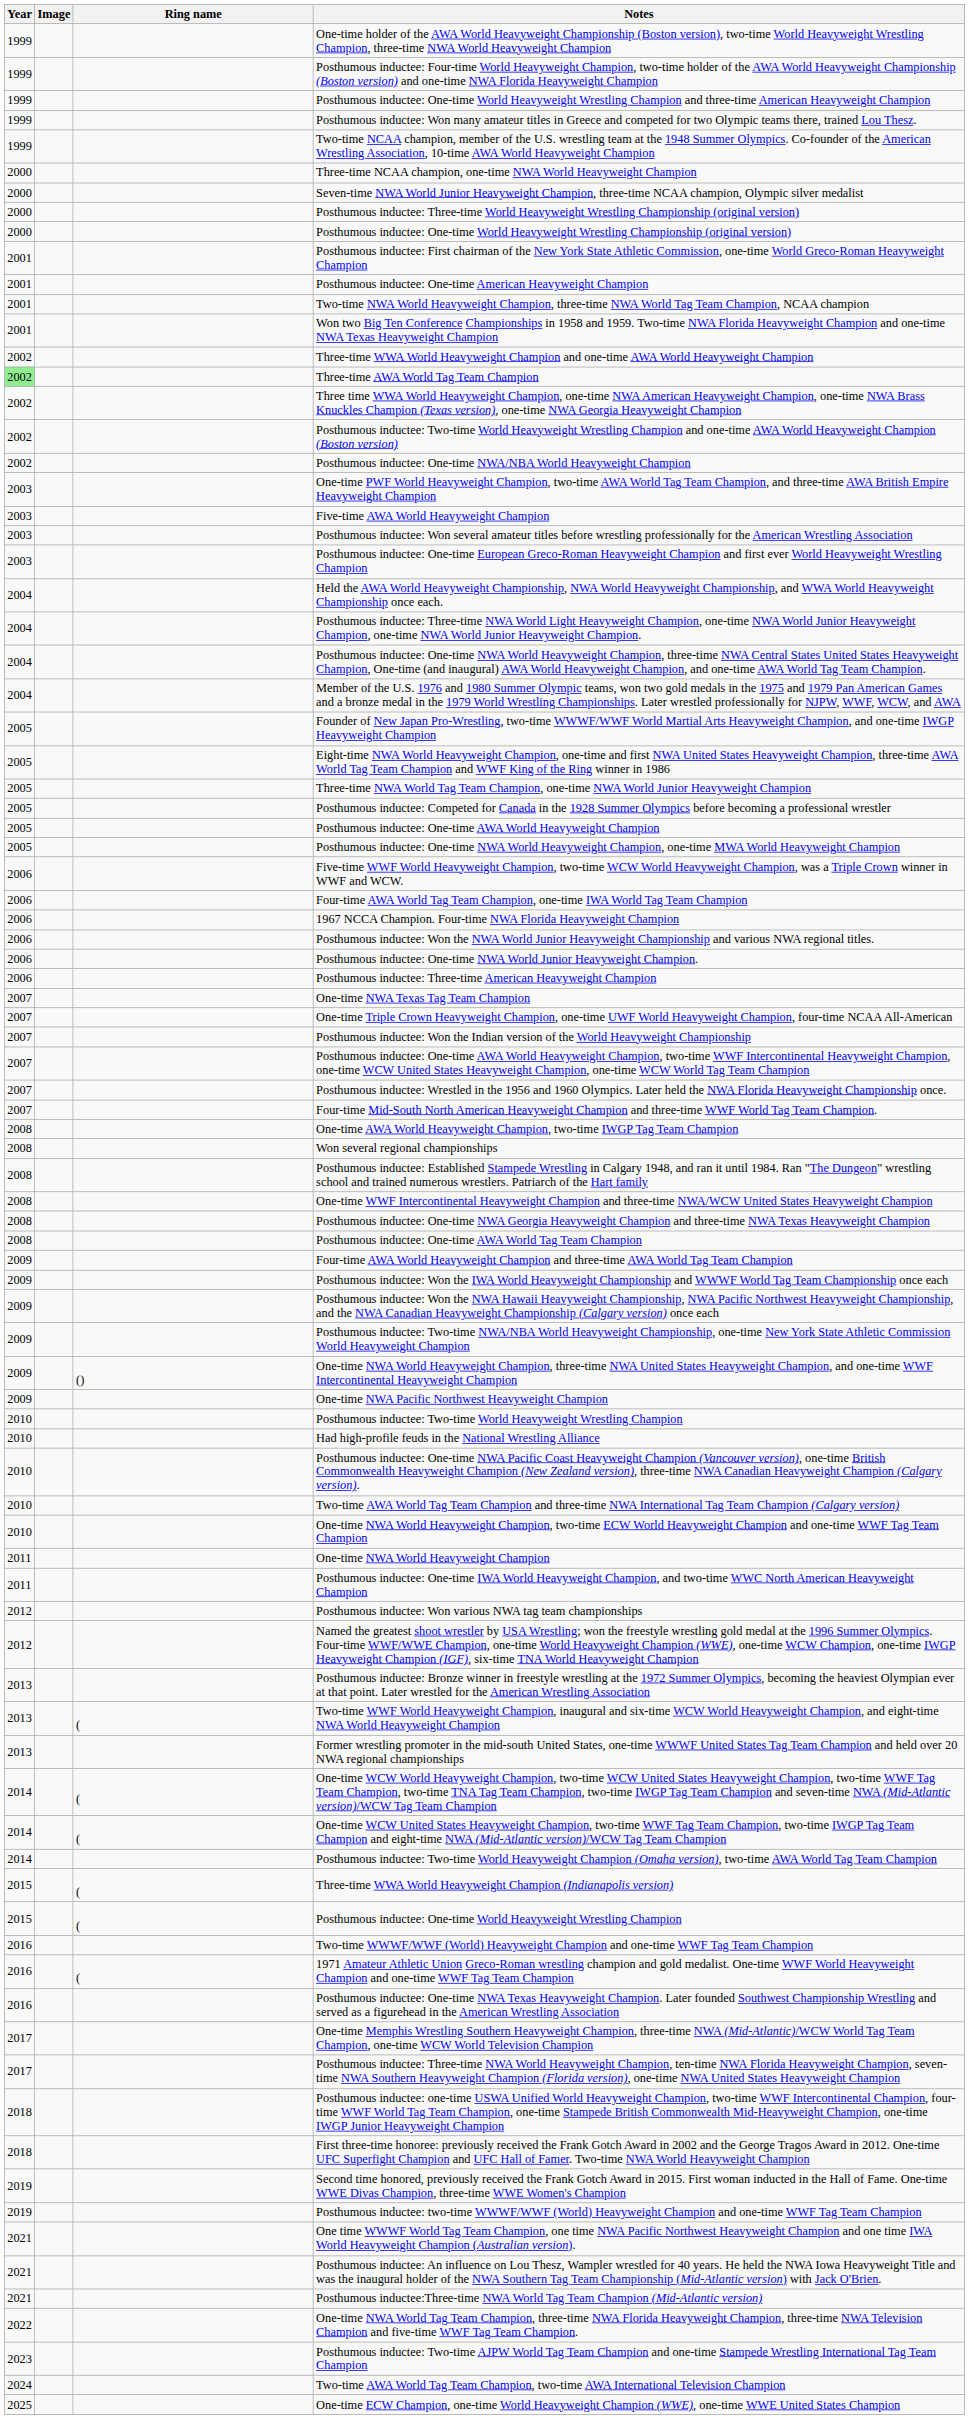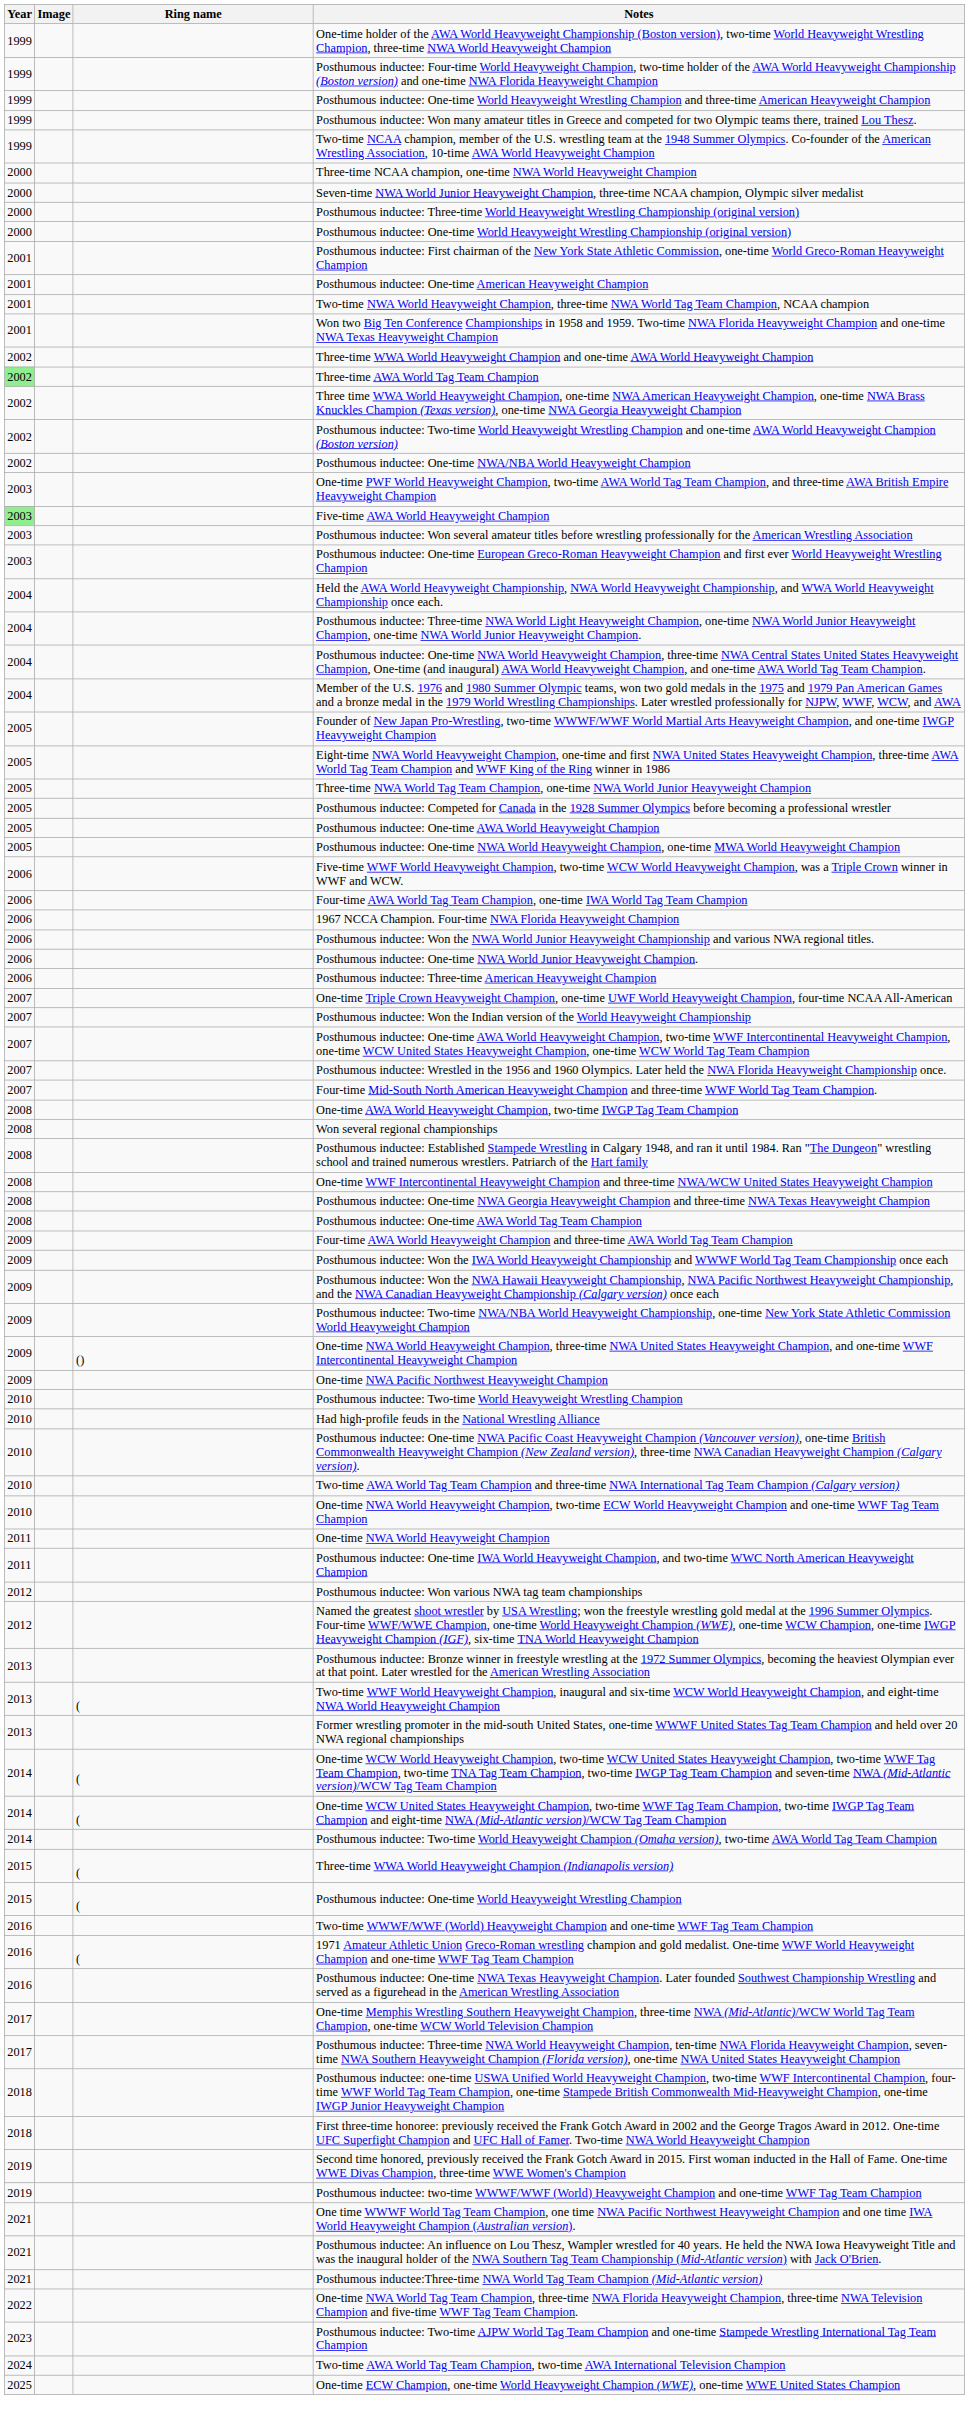(20, 515) no background -> (20, 515) lightgreen background
- row: (423, 998)
